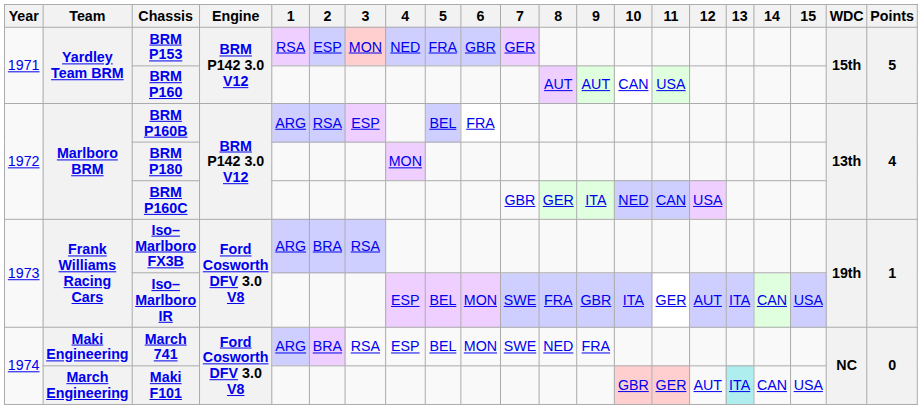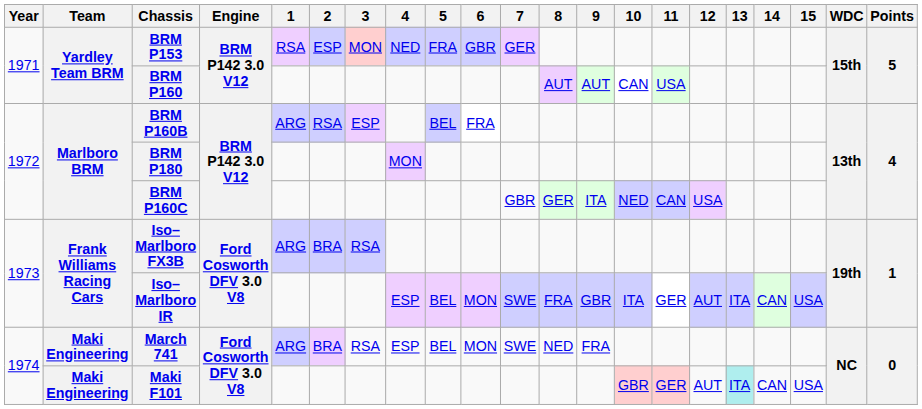(87, 385) March Engineering -> (87, 385) Maki Engineering
